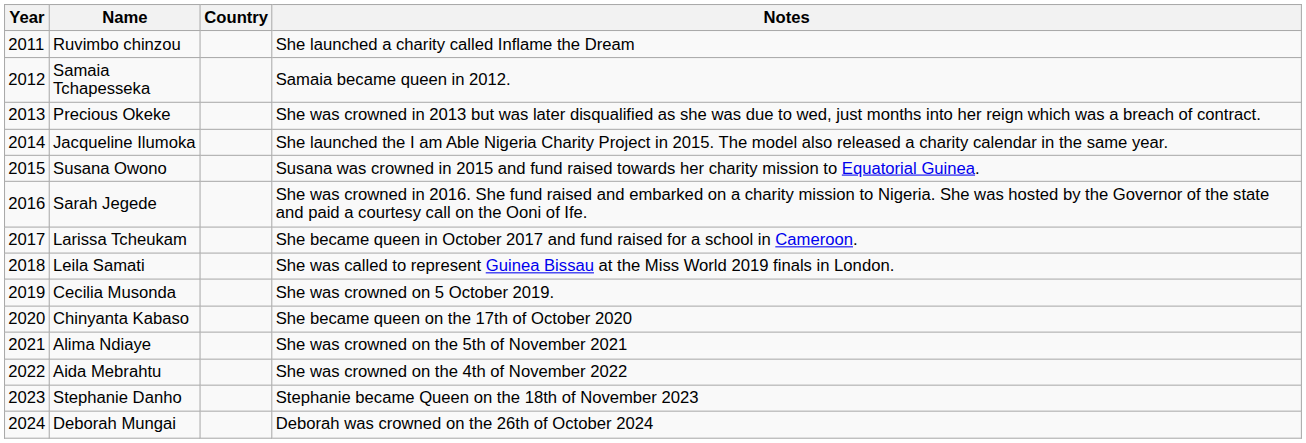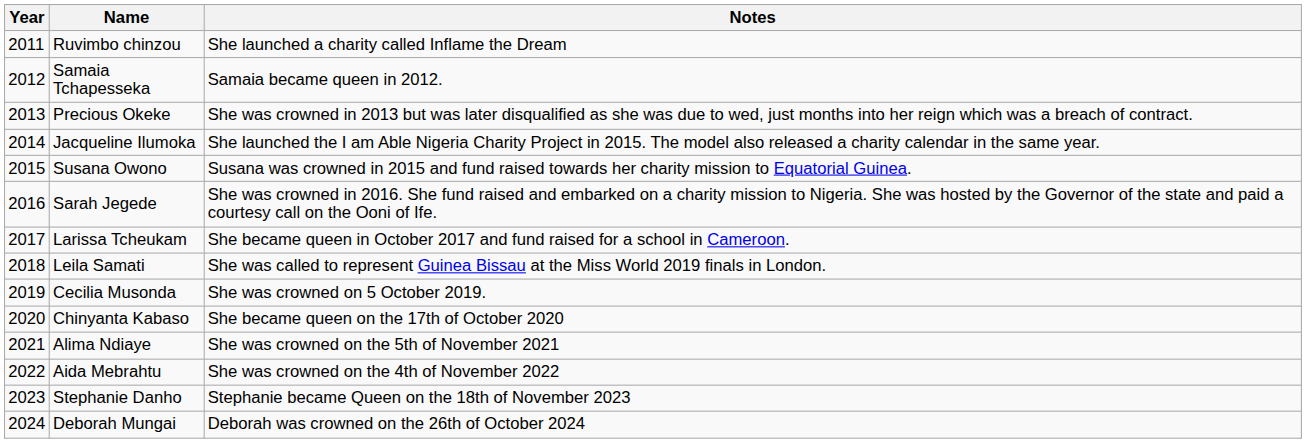- column: (236, 17)
